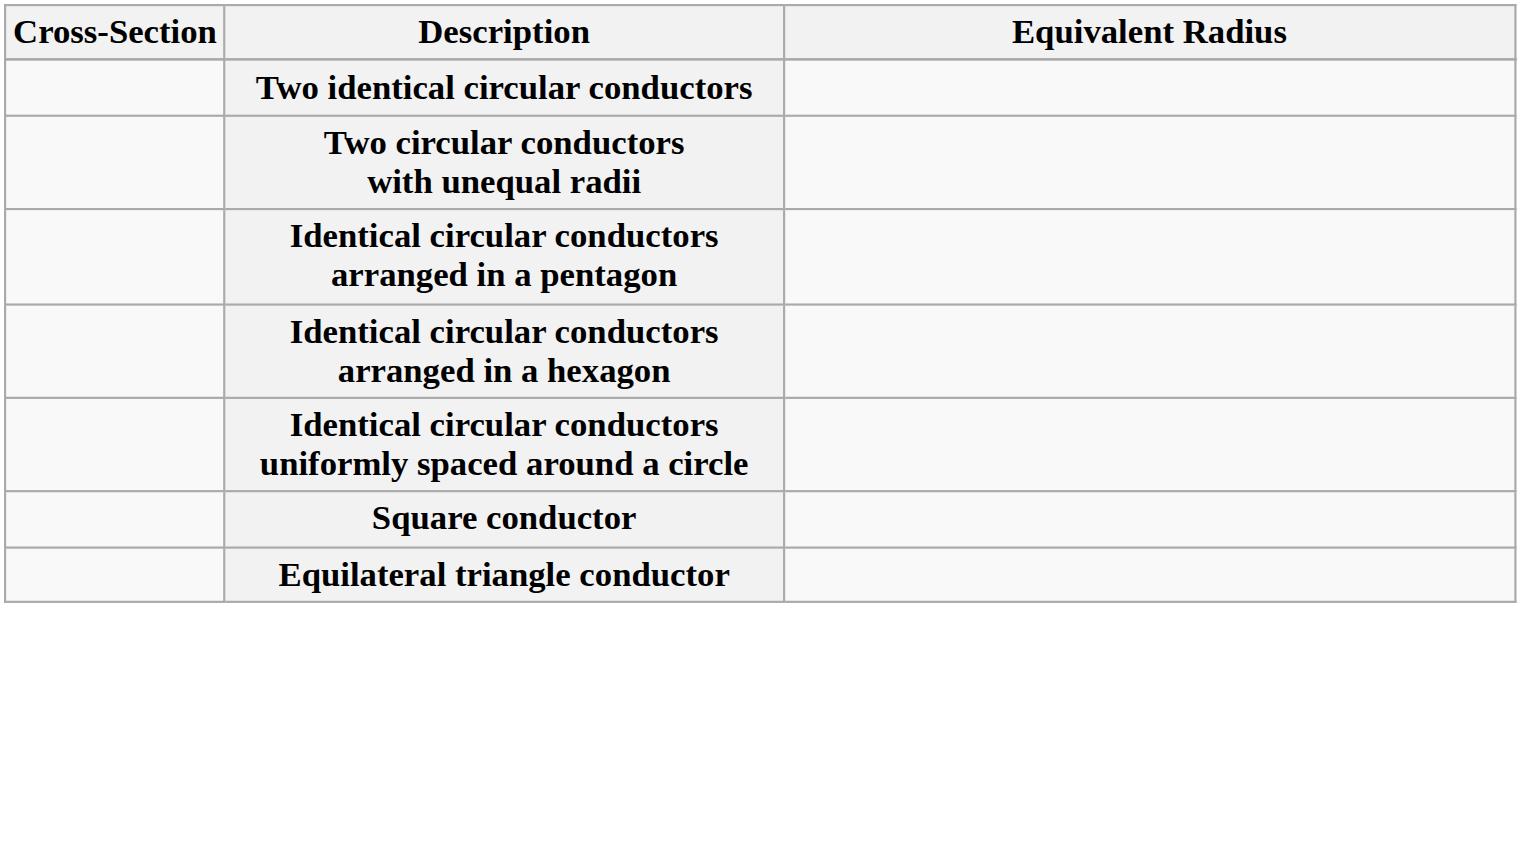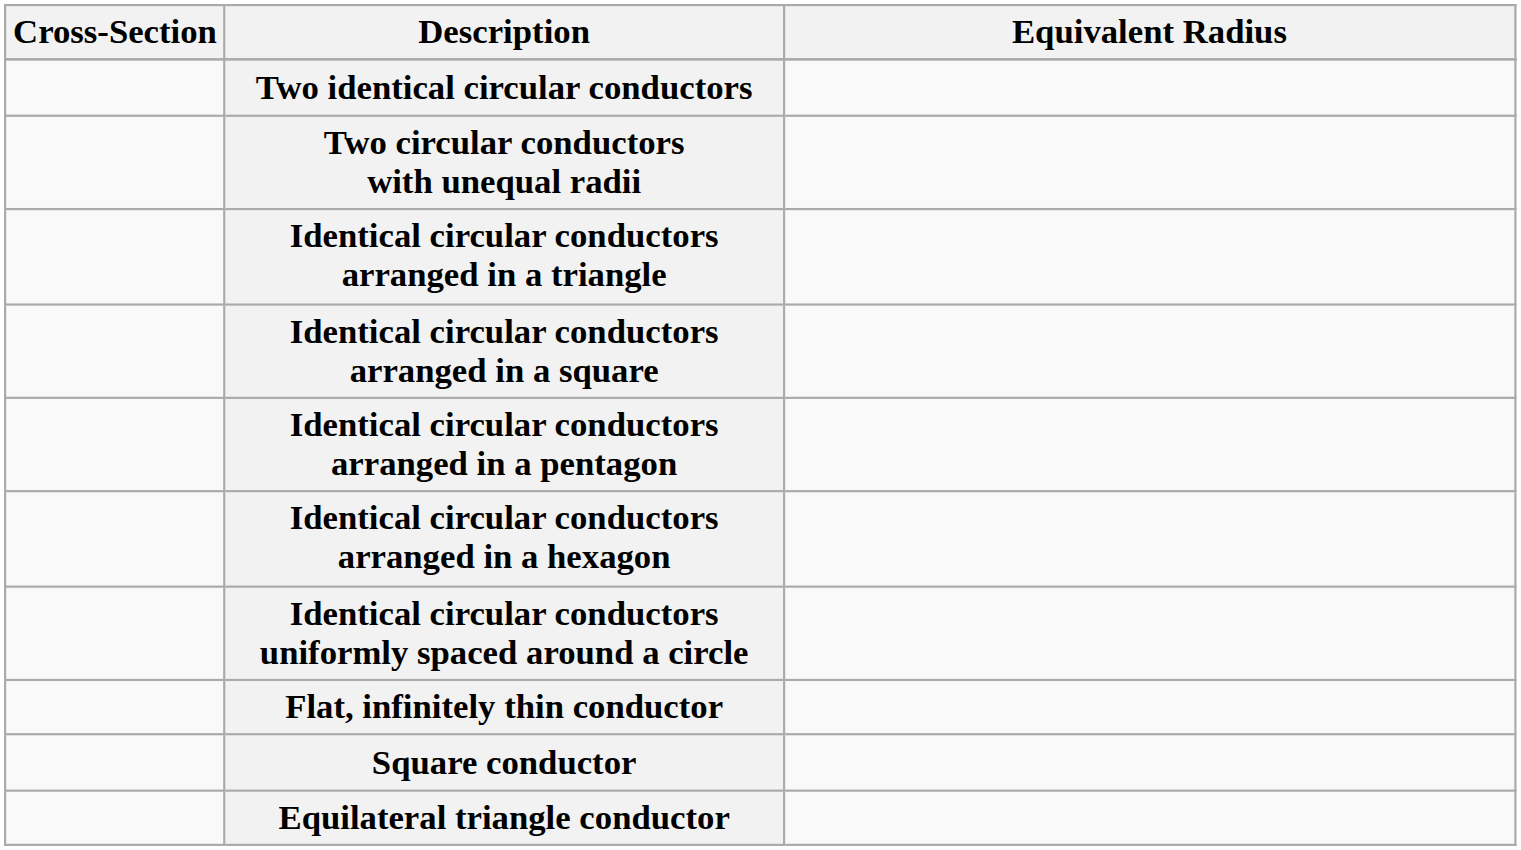+ row: (504, 255)
+ row: (504, 349)
+ row: (504, 706)
